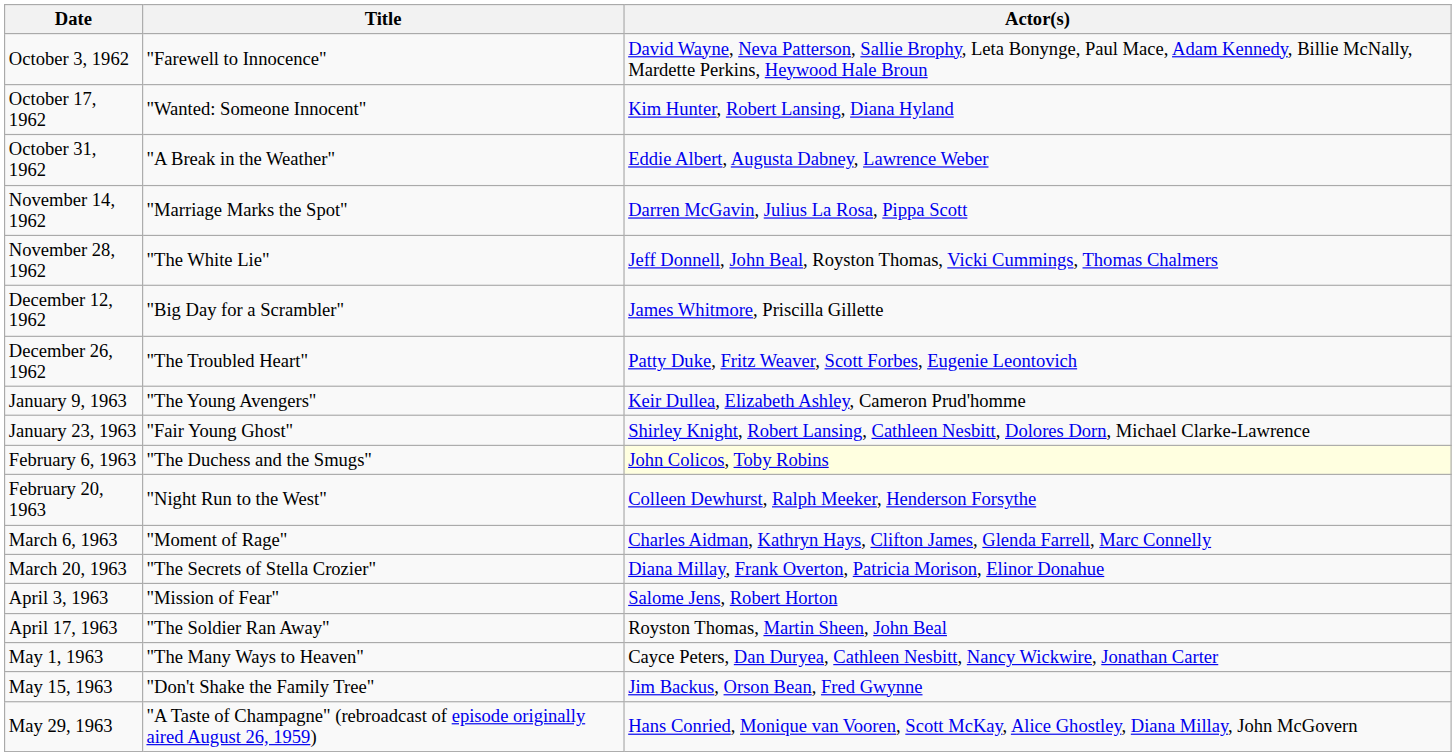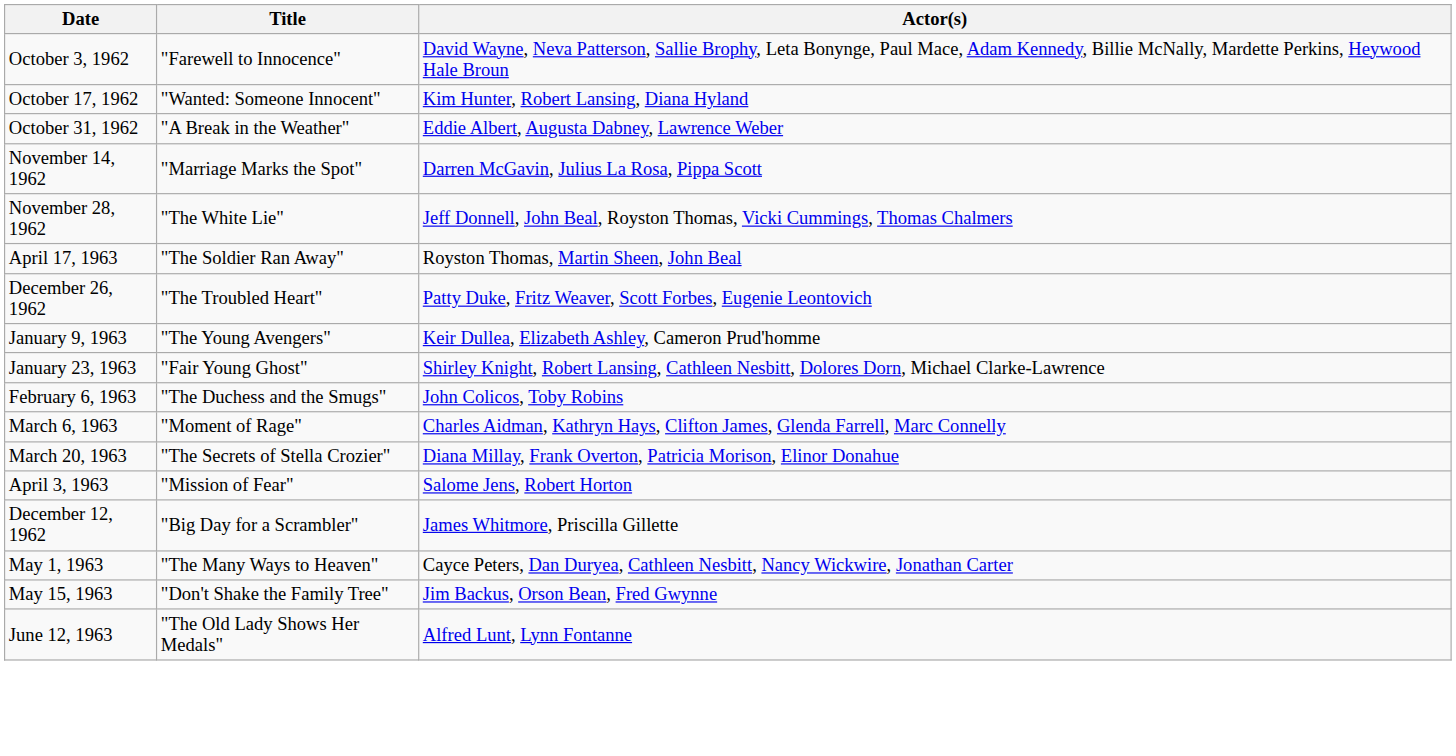rows swapped: (61, 310) <-> (63, 627)
(728, 459) lightyellow background -> (523, 397) no background
- row: (56, 499)
- row: (61, 726)
+ row: (61, 634)
